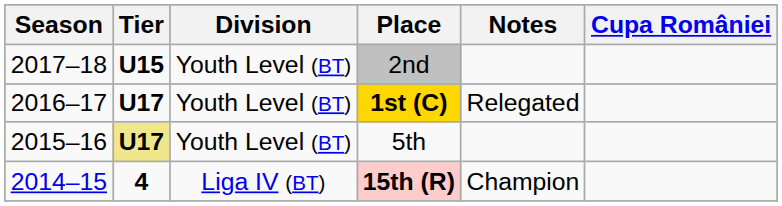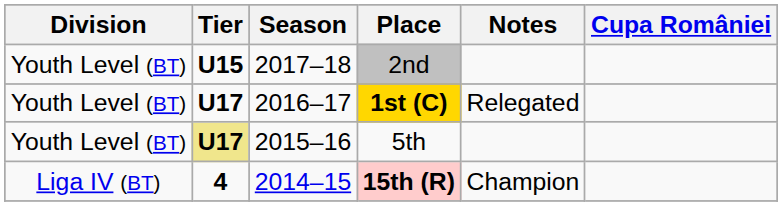columns swapped: (59, 25) <-> (263, 25)
